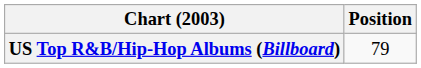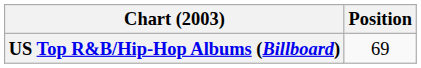(380, 48) 79 -> (380, 48) 69
